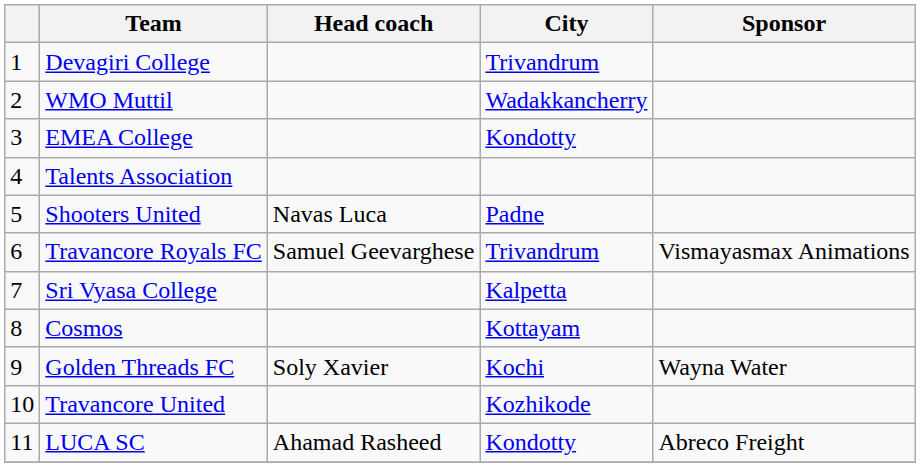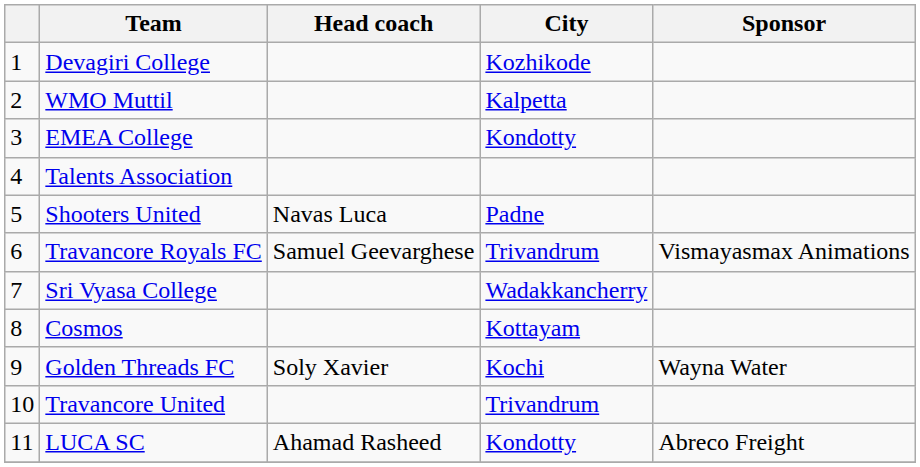(542, 61) Trivandrum -> (538, 61) Kozhikode
(566, 99) Wadakkancherry -> (526, 99) Kalpetta
(526, 289) Kalpetta -> (566, 289) Wadakkancherry
(538, 404) Kozhikode -> (542, 404) Trivandrum
